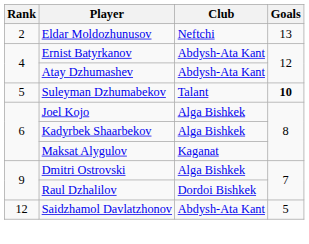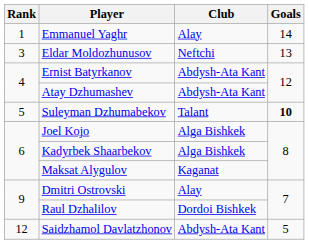+ row: (84, 33)
(22, 33) 2 -> (22, 53) 3
(211, 170) Alga Bishkek -> (190, 190) Alay
